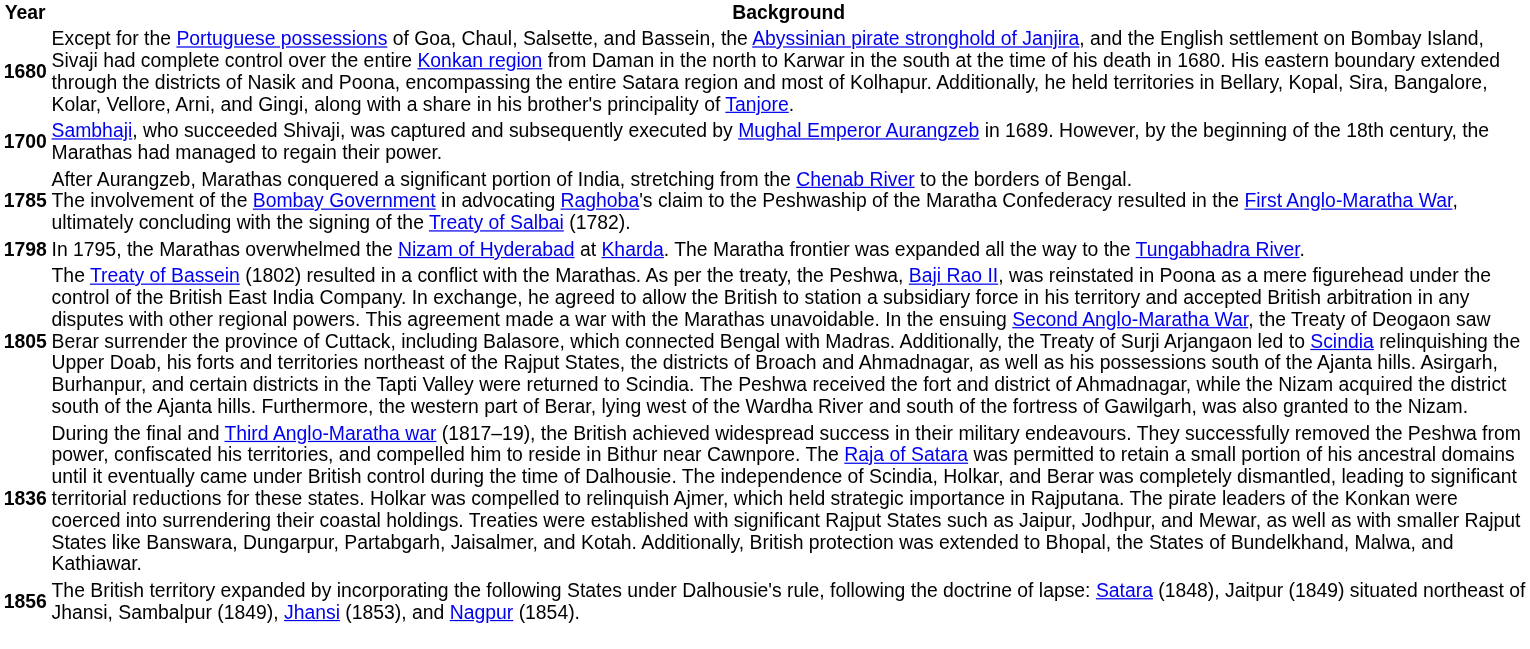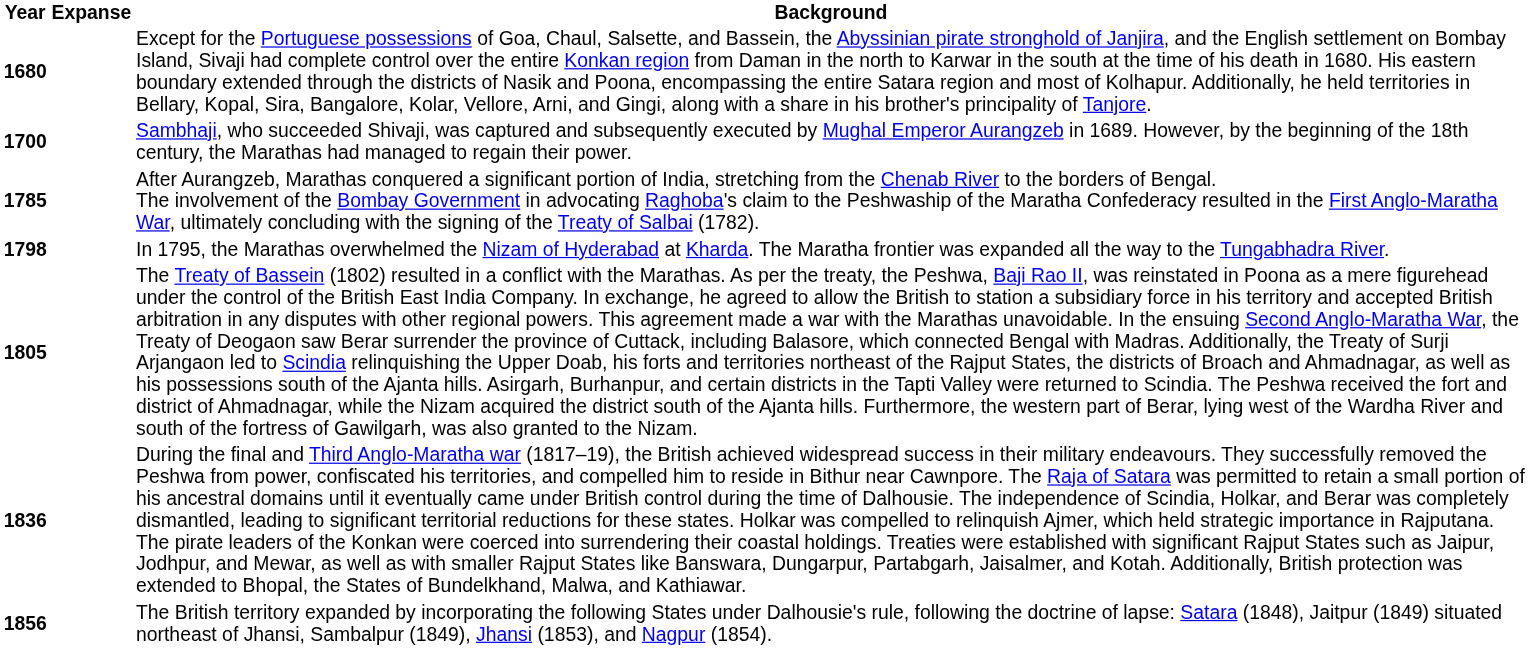+ column: (91, 12)
